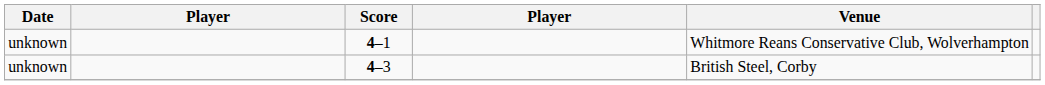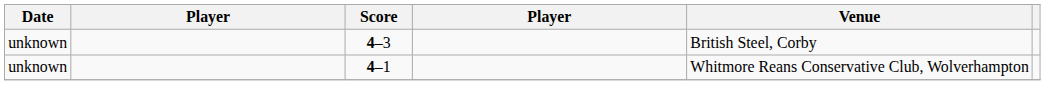rows swapped: (379, 42) <-> (379, 67)
